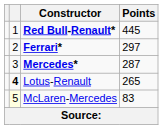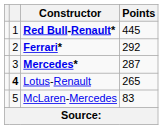(131, 47) 297 -> (131, 47) 292
(15, 98) lightyellow background -> (15, 98) no background
